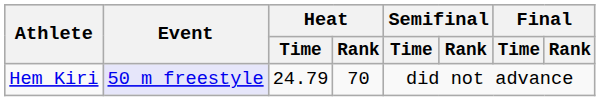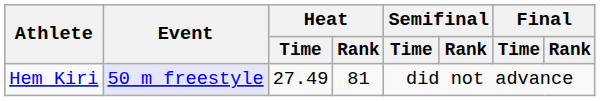(301, 79) 24.79 -> (301, 79) 27.49
(358, 79) 70 -> (358, 79) 81
